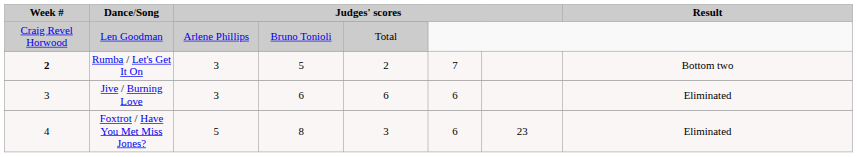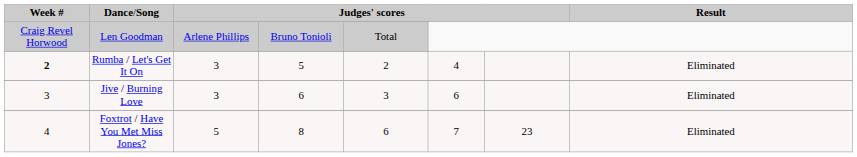(455, 65) 7 -> (456, 65) 4
(708, 65) Bottom two -> (711, 65) Eliminated
(386, 95) 6 -> (386, 95) 3
(386, 131) 3 -> (386, 131) 6
(455, 131) 6 -> (456, 131) 7
